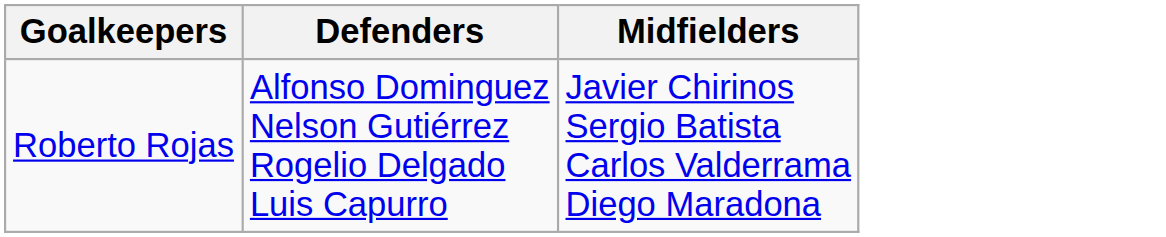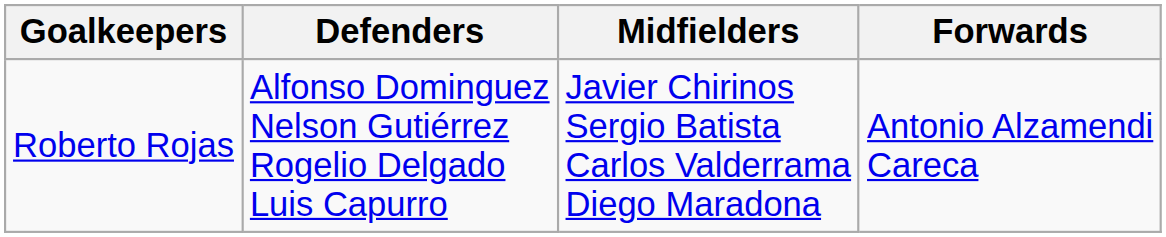+ column: (1010, 31)
